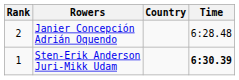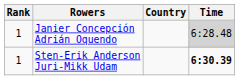(18, 34) 2 -> (18, 34) 1
(211, 34) no background -> (211, 34) lightgrey background
